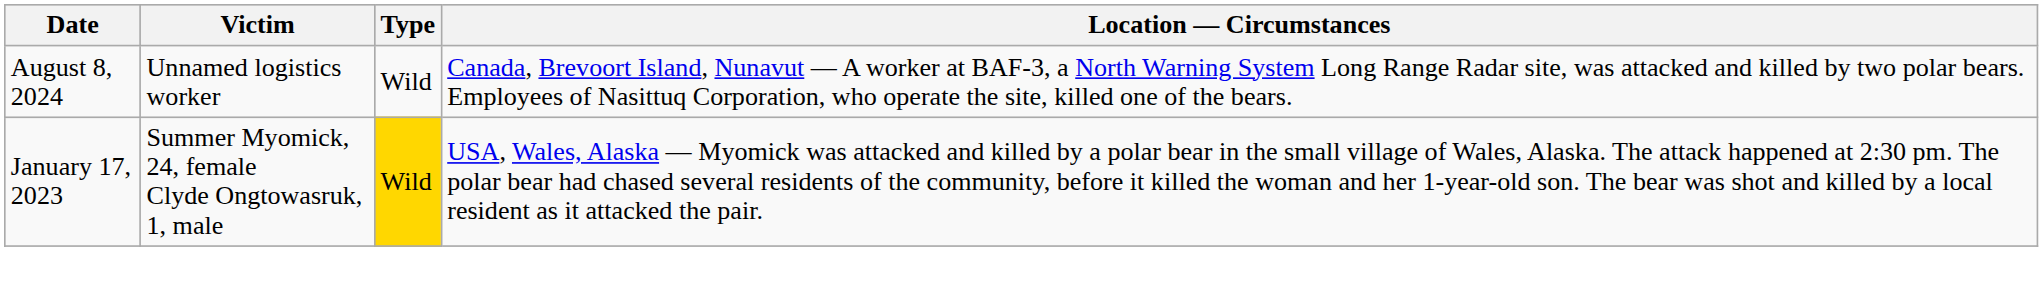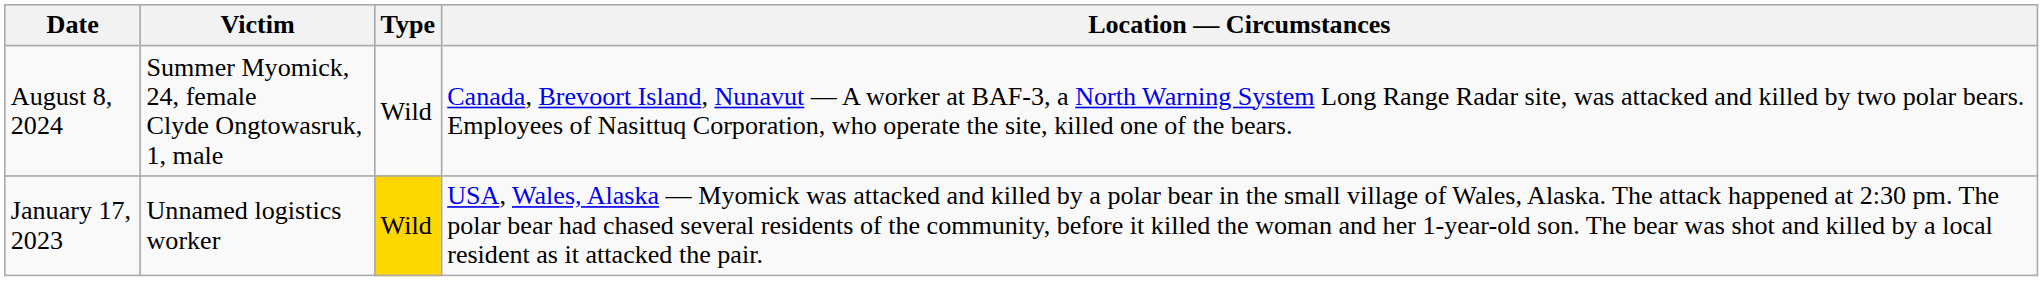(244, 81) Unnamed logistics worker -> (254, 110) Summer Myomick, 24, female Clyde Ongtowasruk, 1, male
(254, 181) Summer Myomick, 24, female Clyde Ongtowasruk, 1, male -> (244, 225) Unnamed logistics worker
